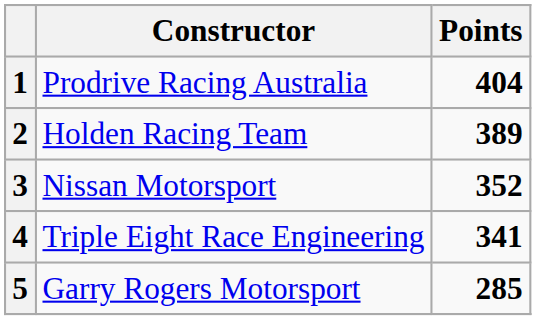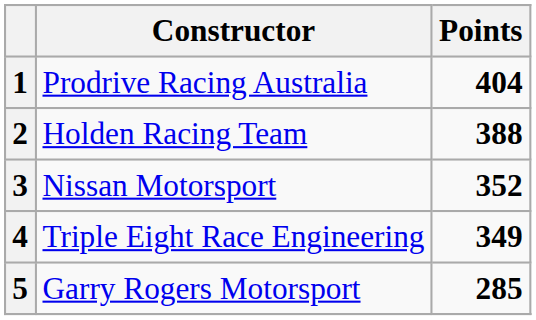(499, 133) 389 -> (499, 133) 388
(499, 237) 341 -> (499, 237) 349
